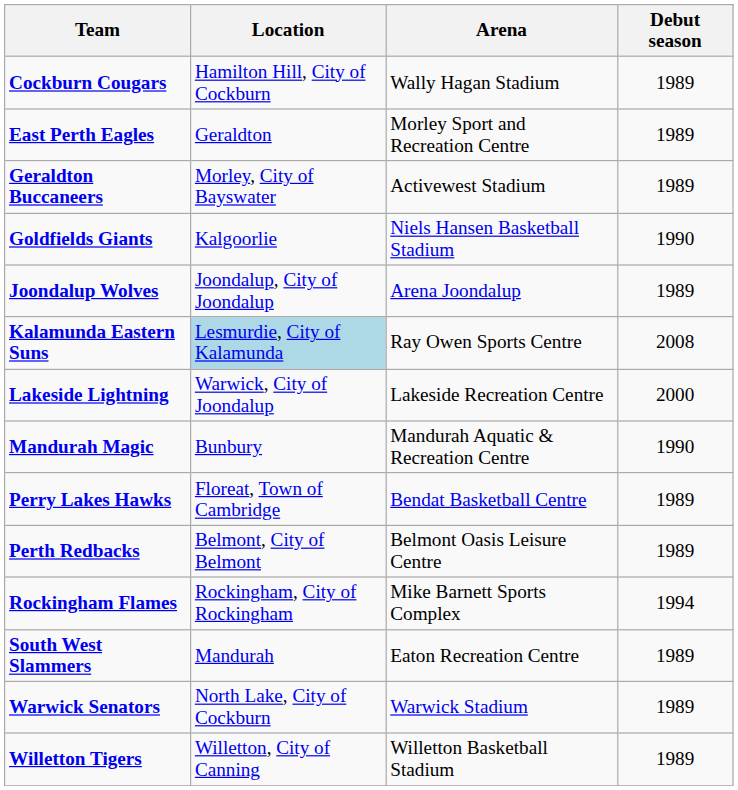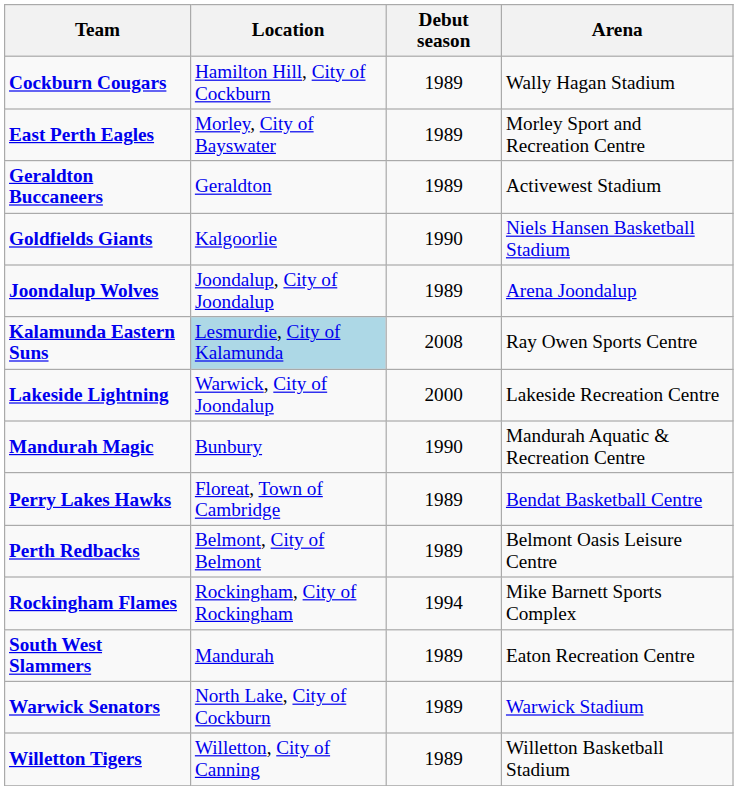columns swapped: (502, 30) <-> (675, 30)
(233, 134) Geraldton -> (254, 134) Morley, City of Bayswater
(254, 186) Morley, City of Bayswater -> (233, 186) Geraldton
